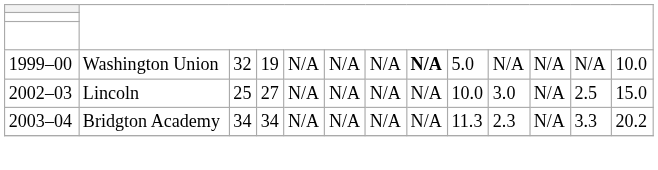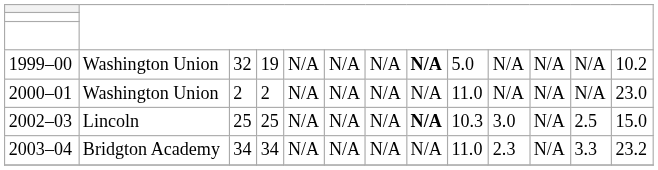(631, 64) 10.0 -> (631, 64) 10.2
+ row: (40, 92)
(270, 92) 27 -> (270, 121) 25
(426, 92) normal -> (426, 121) bold
(467, 92) 10.0 -> (467, 121) 10.3
(467, 121) 11.3 -> (467, 150) 11.0
(631, 121) 20.2 -> (631, 150) 23.2
